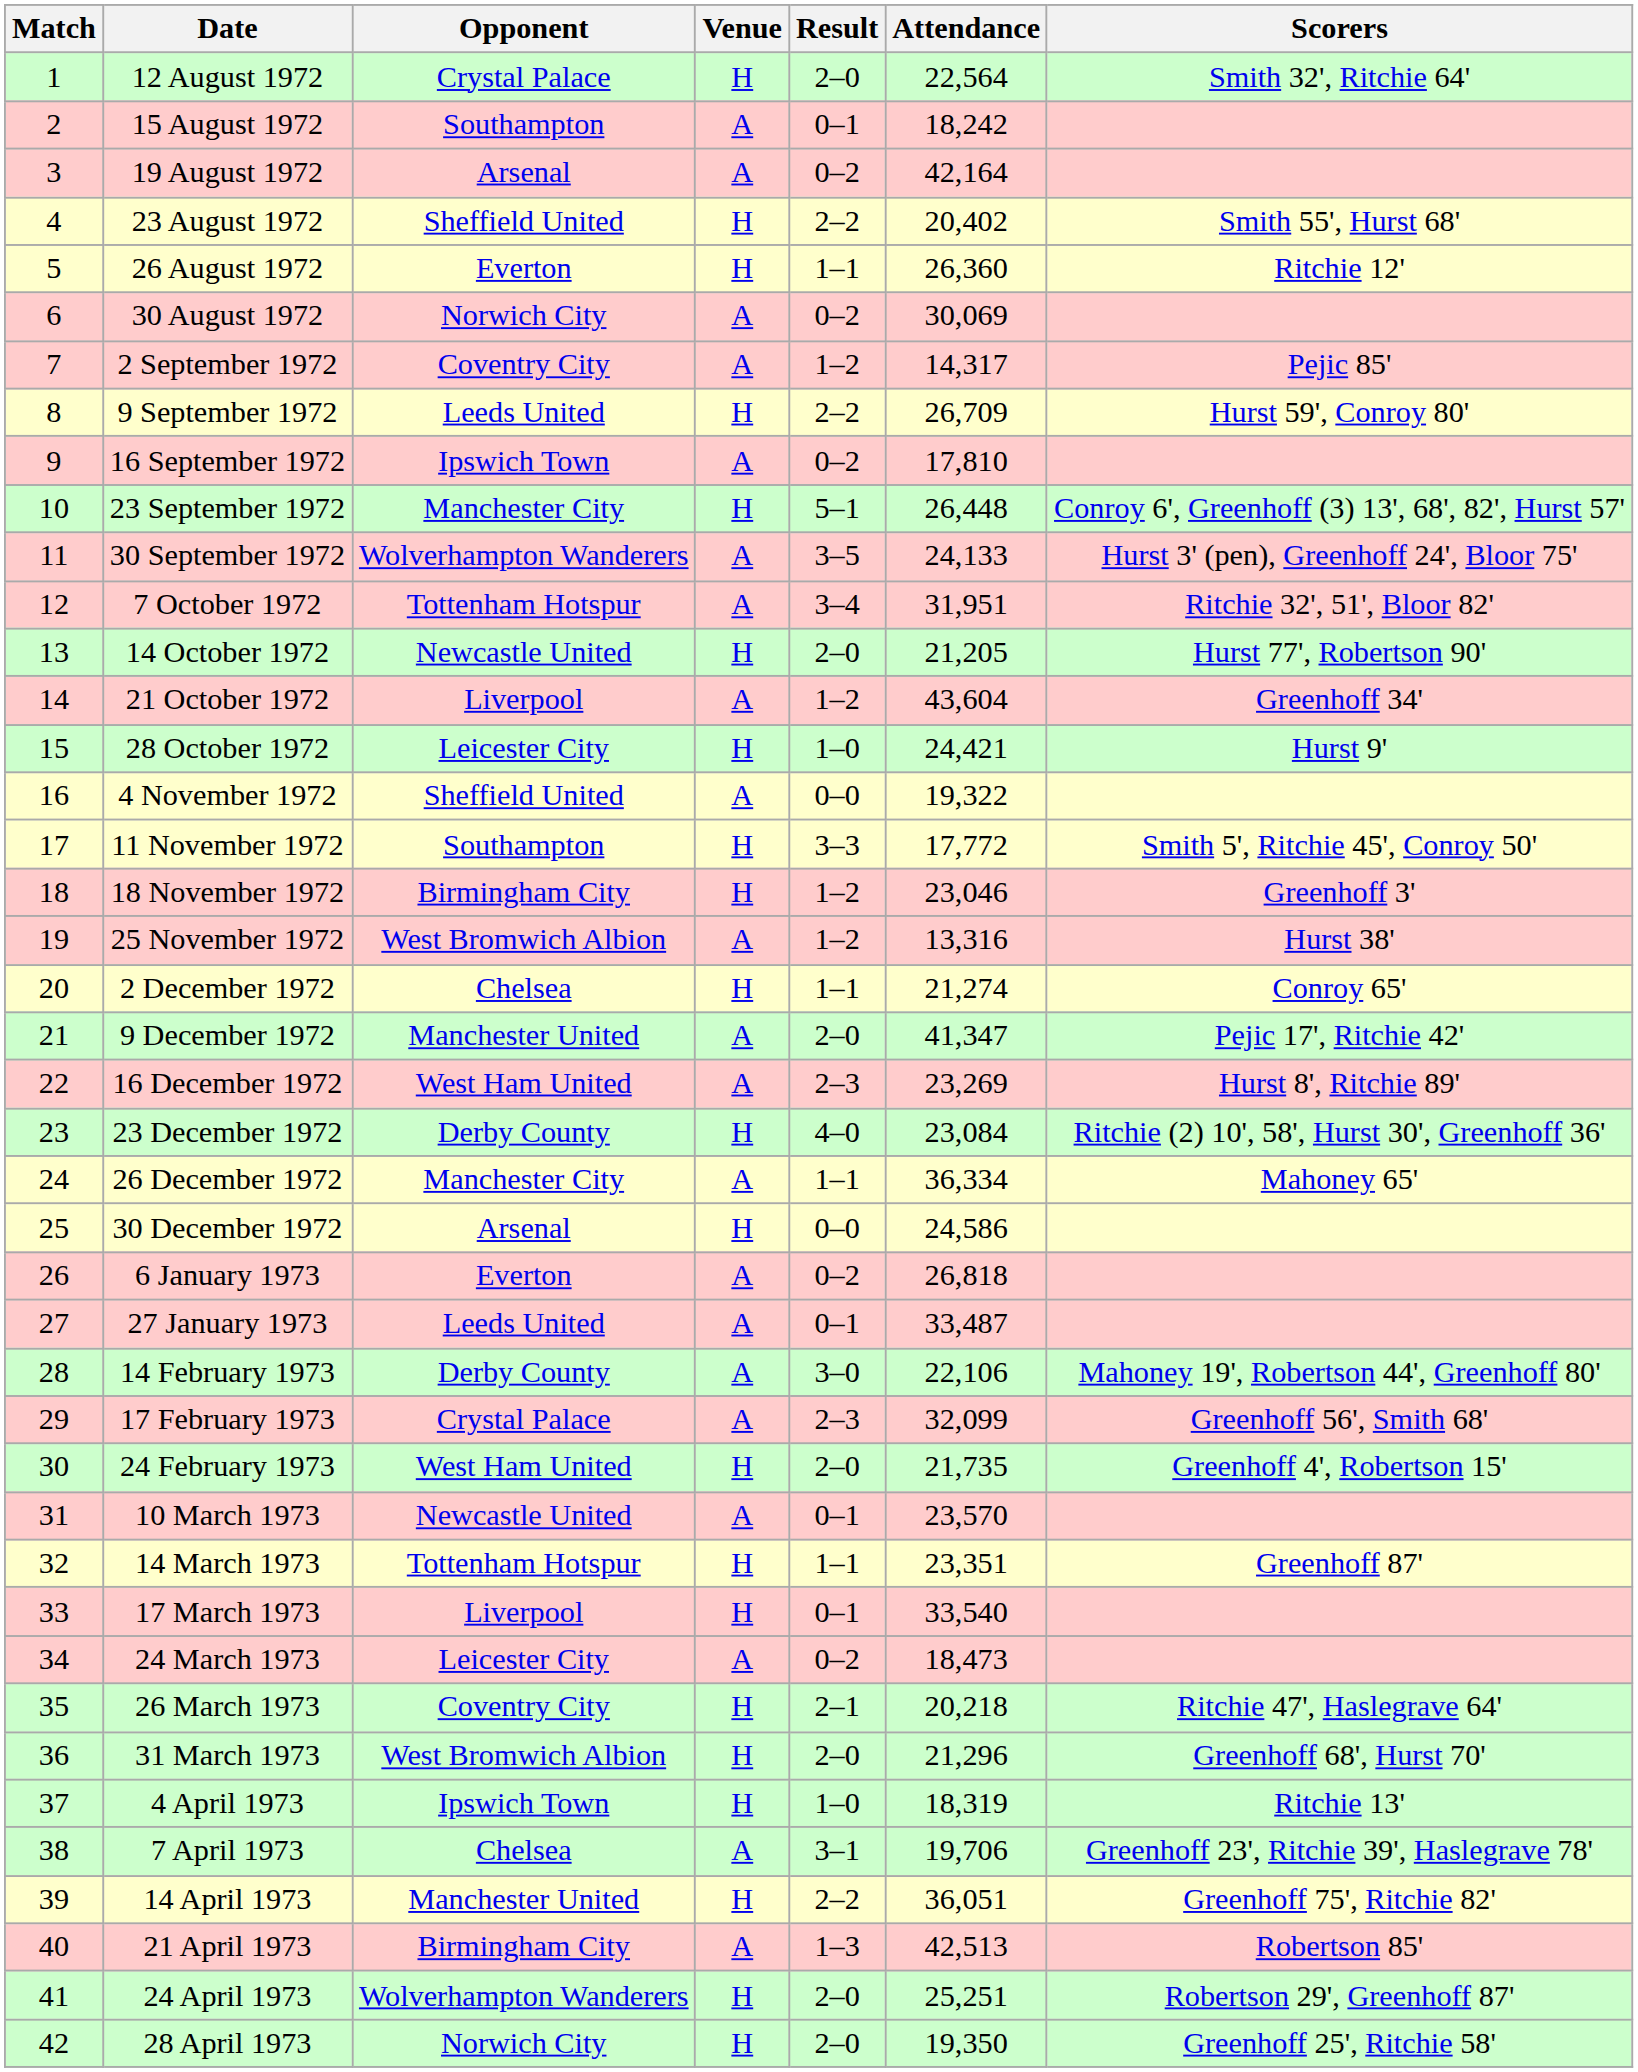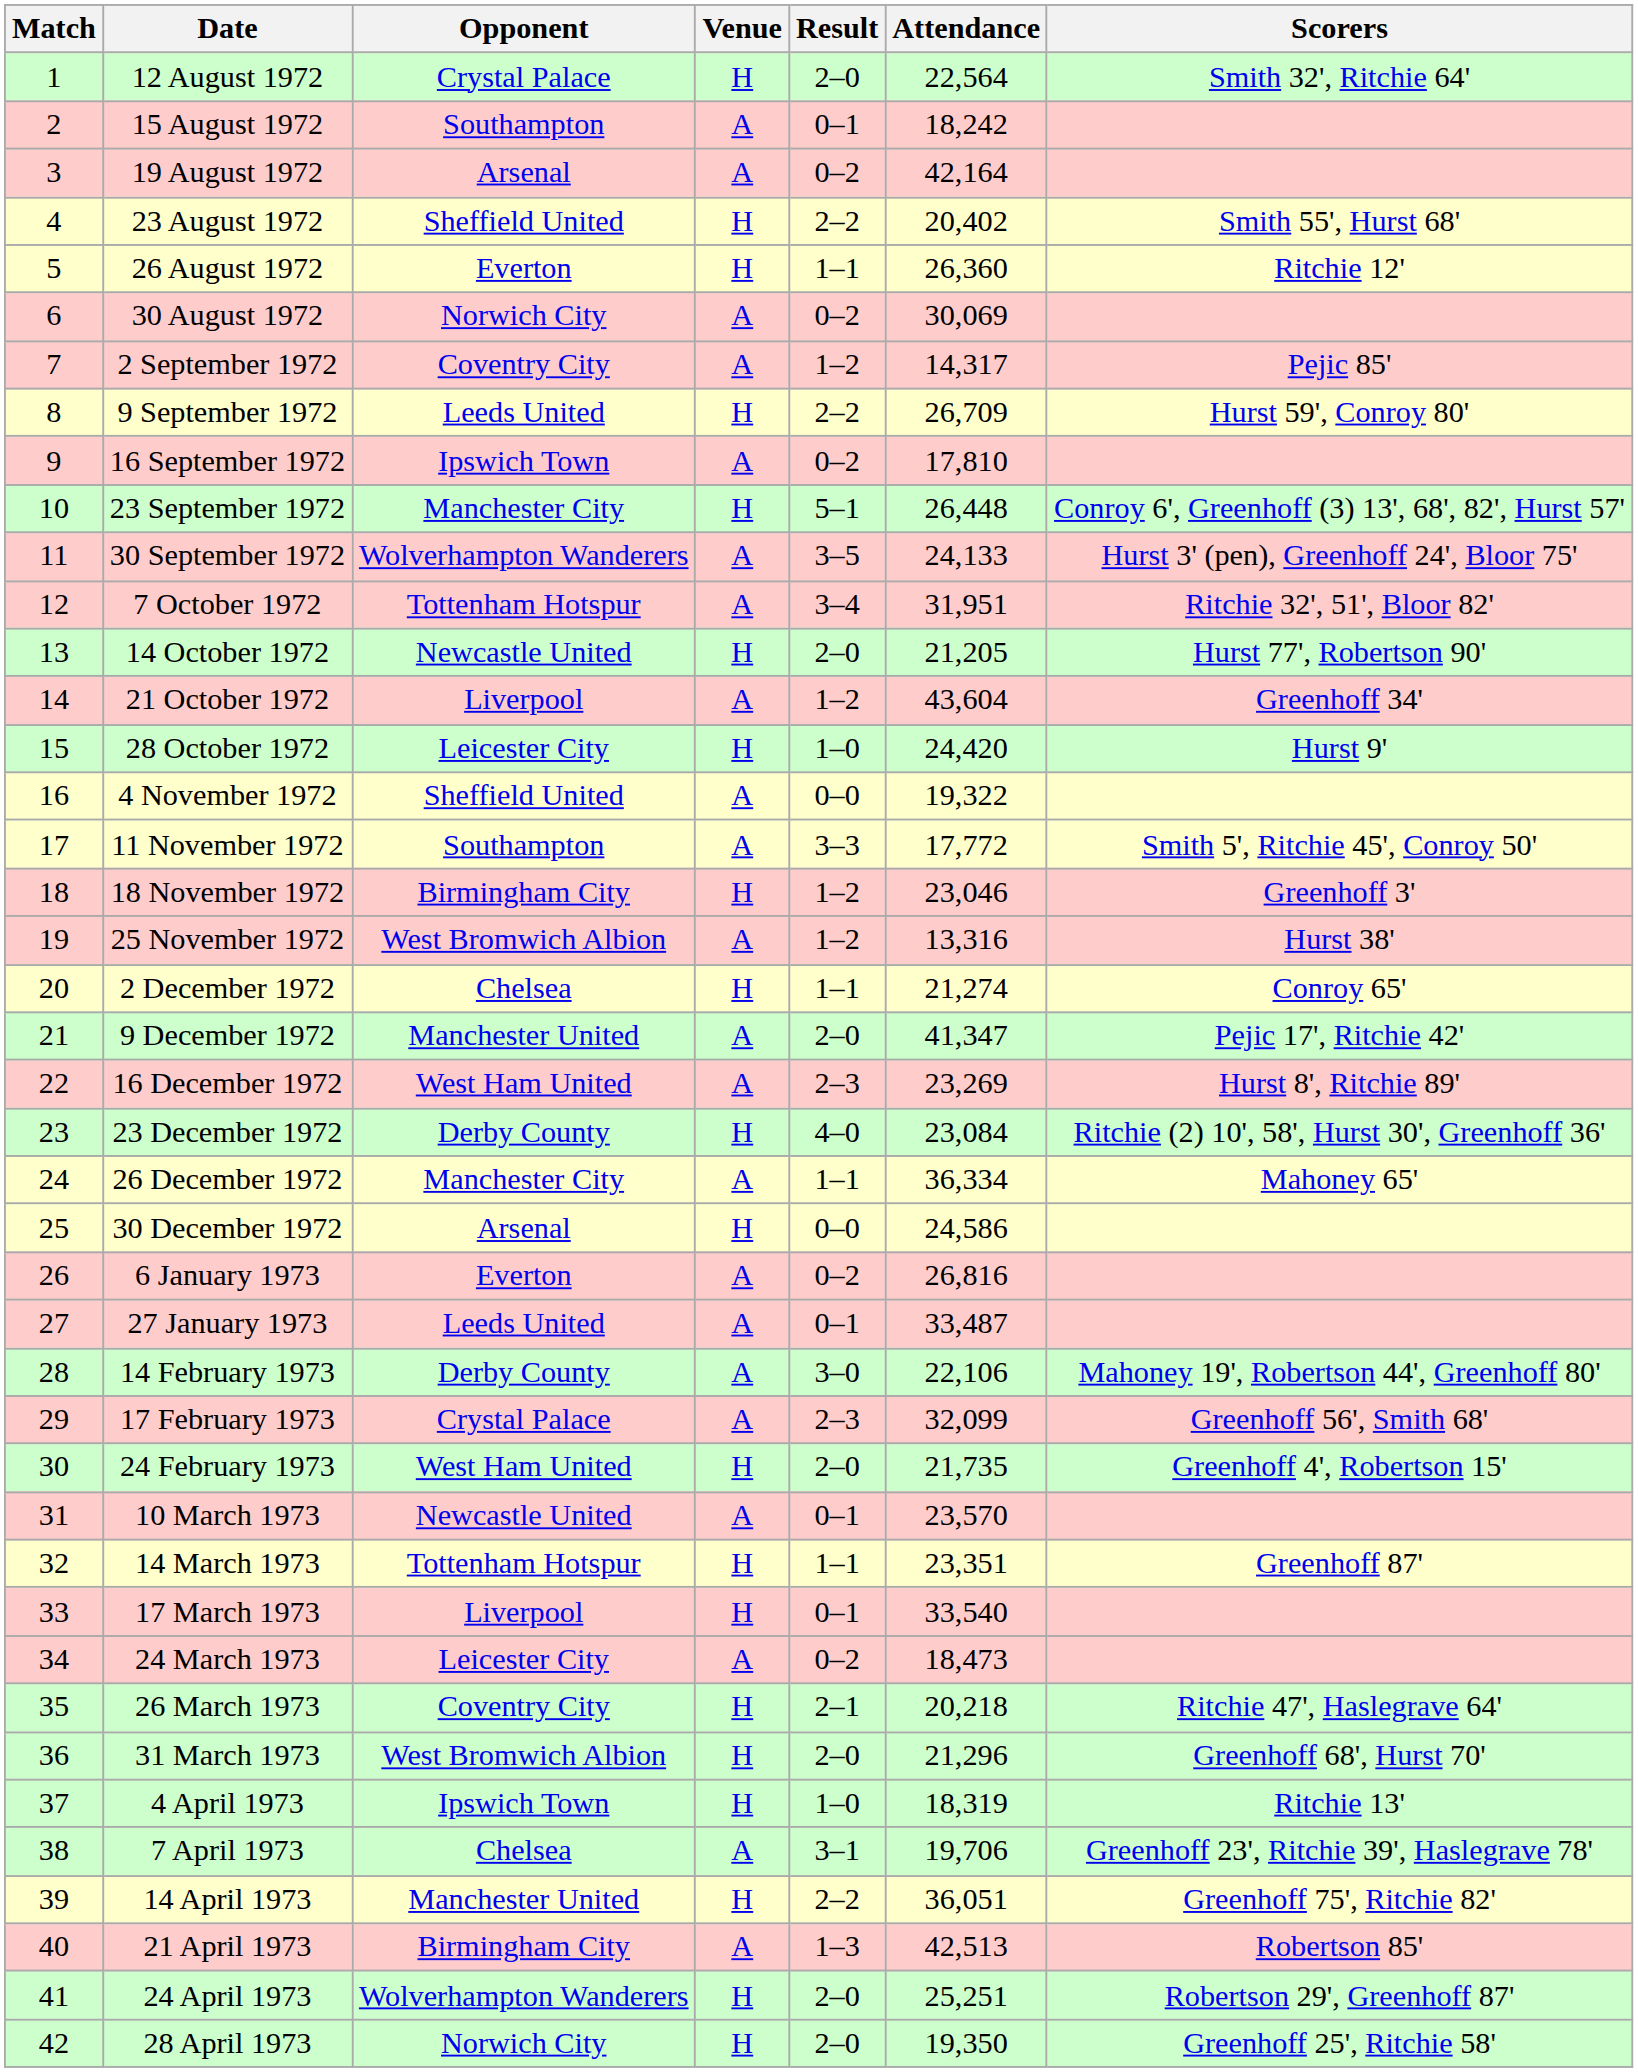(966, 747) 24,421 -> (966, 747) 24,420
(742, 843) H -> (742, 843) A
(966, 1275) 26,818 -> (966, 1275) 26,816
